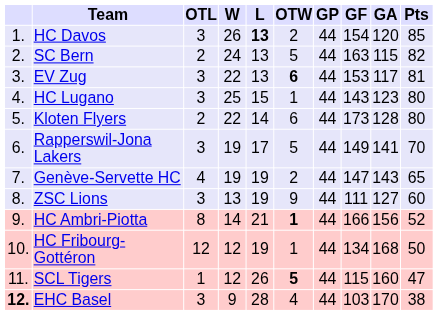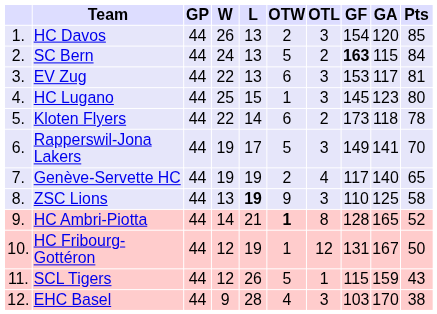columns swapped: (328, 14) <-> (201, 14)
(260, 35) bold -> (253, 35) normal
(356, 56) normal -> (356, 56) bold
(417, 56) 82 -> (417, 56) 84
(294, 77) bold -> (287, 77) normal
(356, 98) 143 -> (356, 98) 145
(386, 118) 128 -> (386, 118) 118
(417, 118) 80 -> (417, 118) 78
(356, 178) 147 -> (356, 178) 117
(386, 178) 143 -> (386, 178) 140
(260, 199) normal -> (253, 199) bold
(356, 199) 111 -> (356, 199) 110
(386, 199) 127 -> (386, 199) 125
(417, 199) 60 -> (417, 199) 58
(356, 219) 166 -> (356, 219) 128
(386, 219) 156 -> (386, 219) 165
(356, 249) 134 -> (356, 249) 131
(386, 249) 168 -> (386, 249) 167
(294, 279) bold -> (287, 279) normal
(386, 279) 160 -> (386, 279) 159
(417, 279) 47 -> (417, 279) 43
(18, 300) bold -> (18, 300) normal
